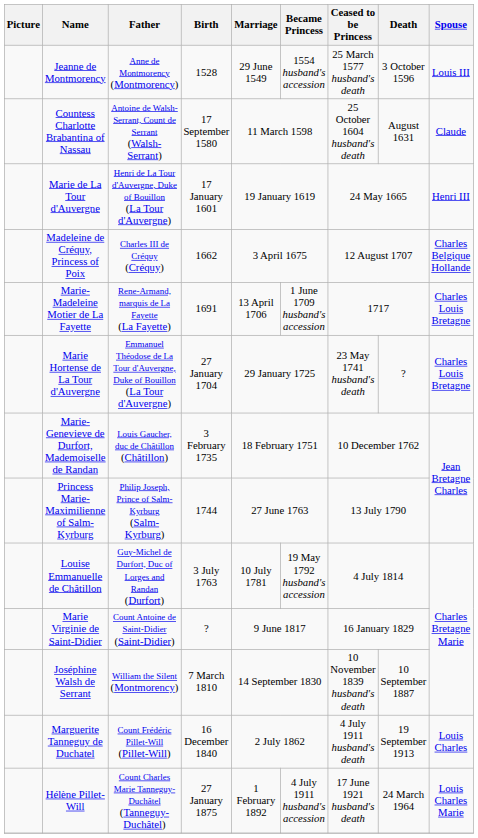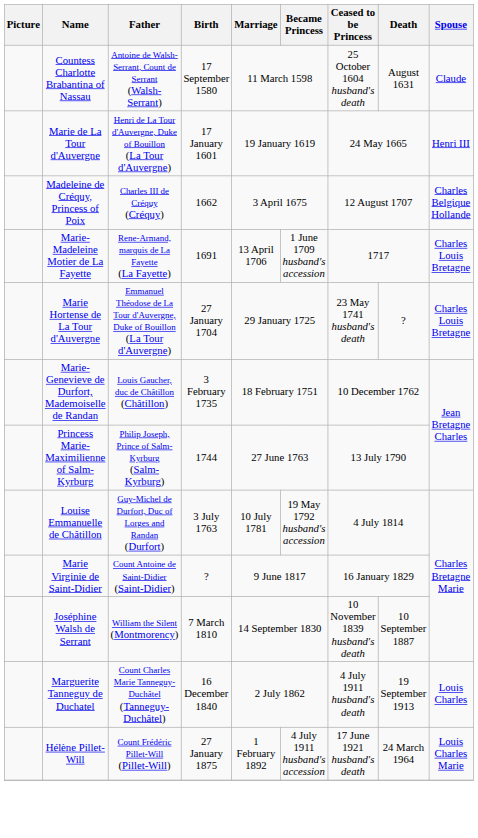- row: (75, 72)
(144, 742) Count Frédéric Pillet-Will (Pillet-Will) -> (145, 695) Count Charles Marie Tanneguy-Duchâtel (Tanneguy-Duchâtel)
(145, 801) Count Charles Marie Tanneguy-Duchâtel (Tanneguy-Duchâtel) -> (144, 754) Count Frédéric Pillet-Will (Pillet-Will)
